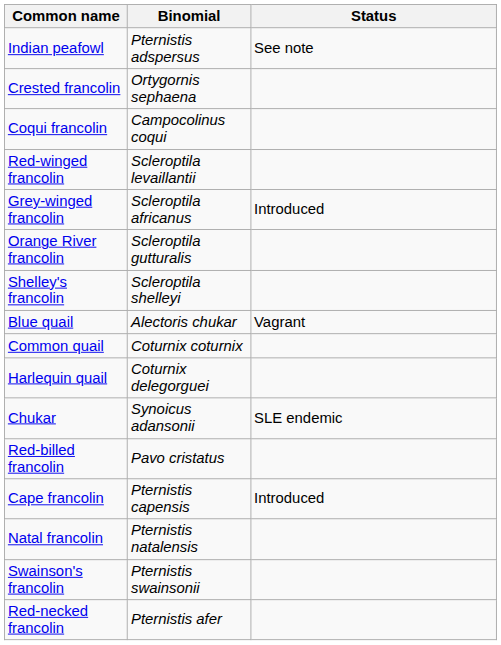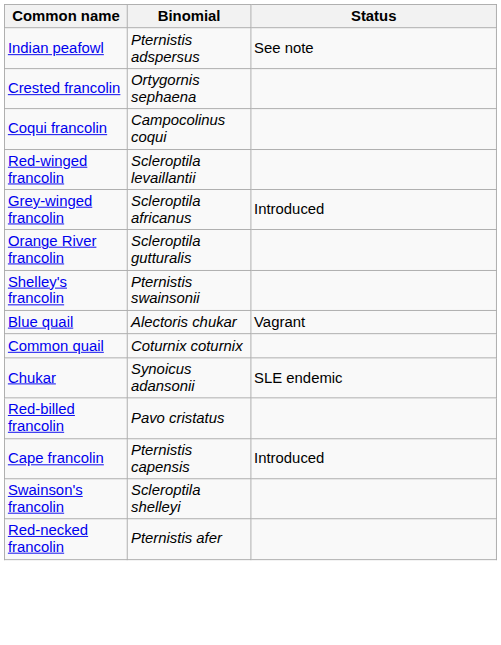(166, 290) Scleroptila shelleyi -> (165, 290) Pternistis swainsonii
- row: (58, 377)
- row: (55, 539)
(165, 579) Pternistis swainsonii -> (166, 498) Scleroptila shelleyi
